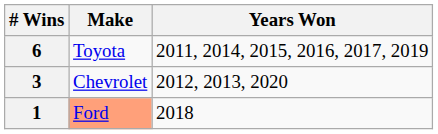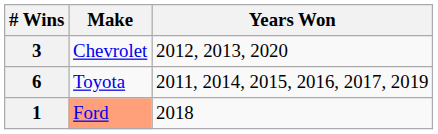rows swapped: (37, 51) <-> (37, 82)
